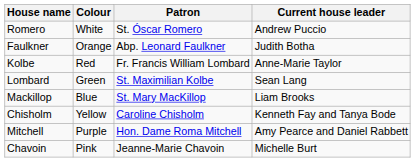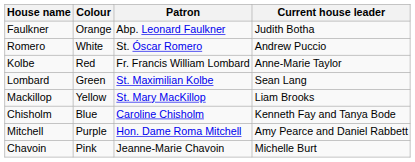rows swapped: (28, 47) <-> (26, 30)
(86, 98) Blue -> (91, 98) Yellow
(91, 115) Yellow -> (86, 115) Blue
